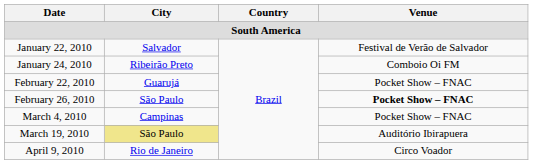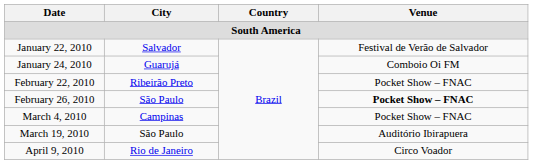(161, 64) Ribeirão Preto -> (161, 64) Guarujá
(161, 82) Guarujá -> (161, 82) Ribeirão Preto
(161, 133) khaki background -> (161, 133) no background
